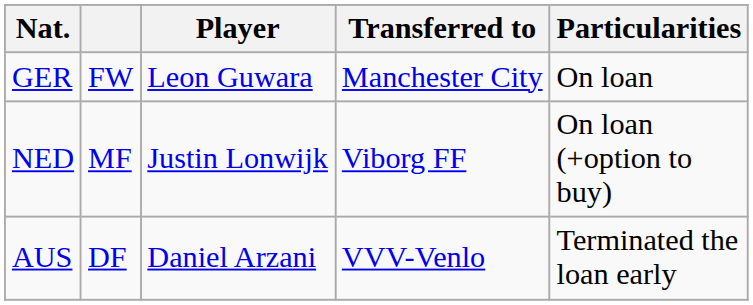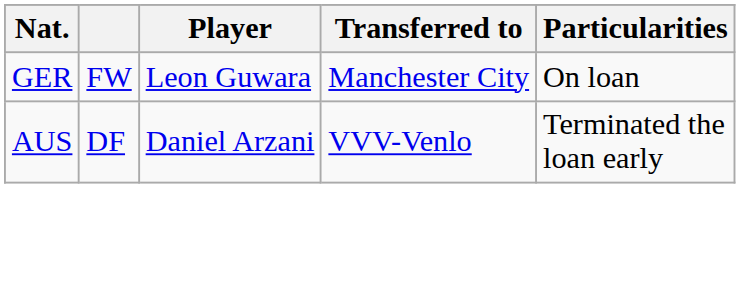- row: (43, 158)
